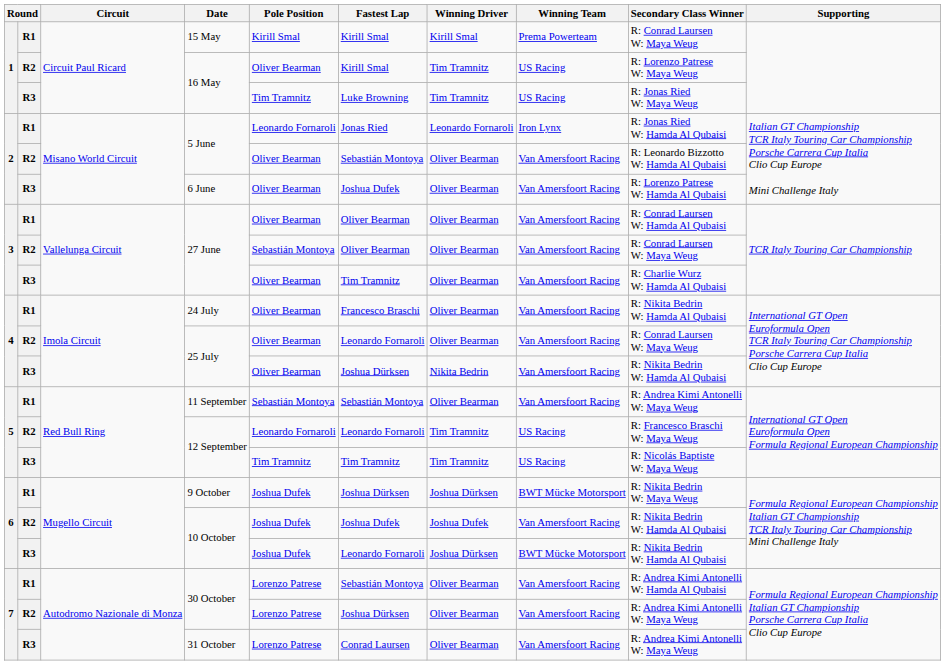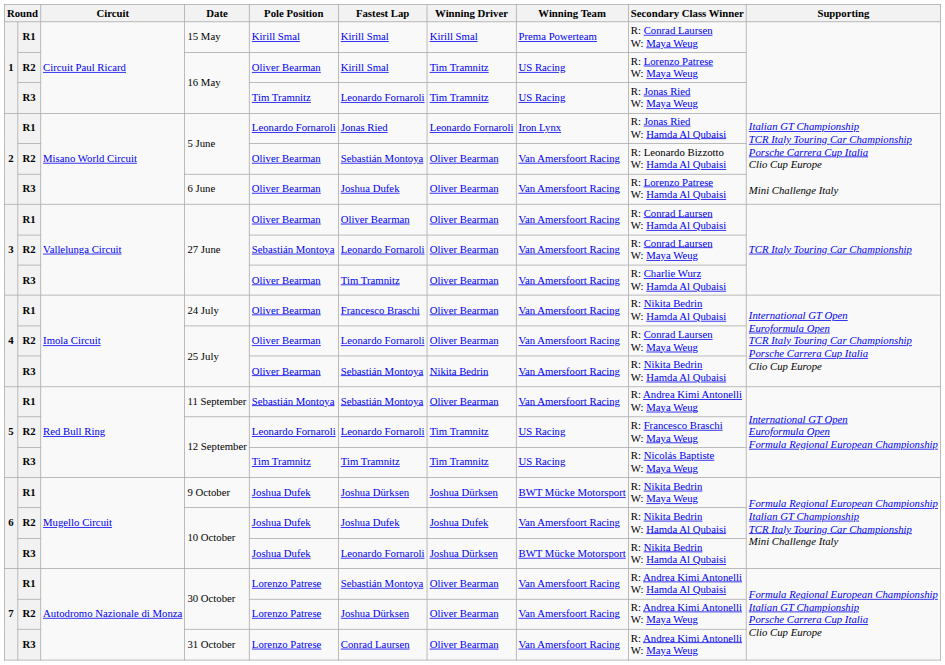(375, 97) Luke Browning -> (383, 97) Leonardo Fornaroli
(375, 249) Oliver Bearman -> (383, 249) Leonardo Fornaroli
(375, 371) Joshua Dürksen -> (382, 371) Sebastián Montoya
